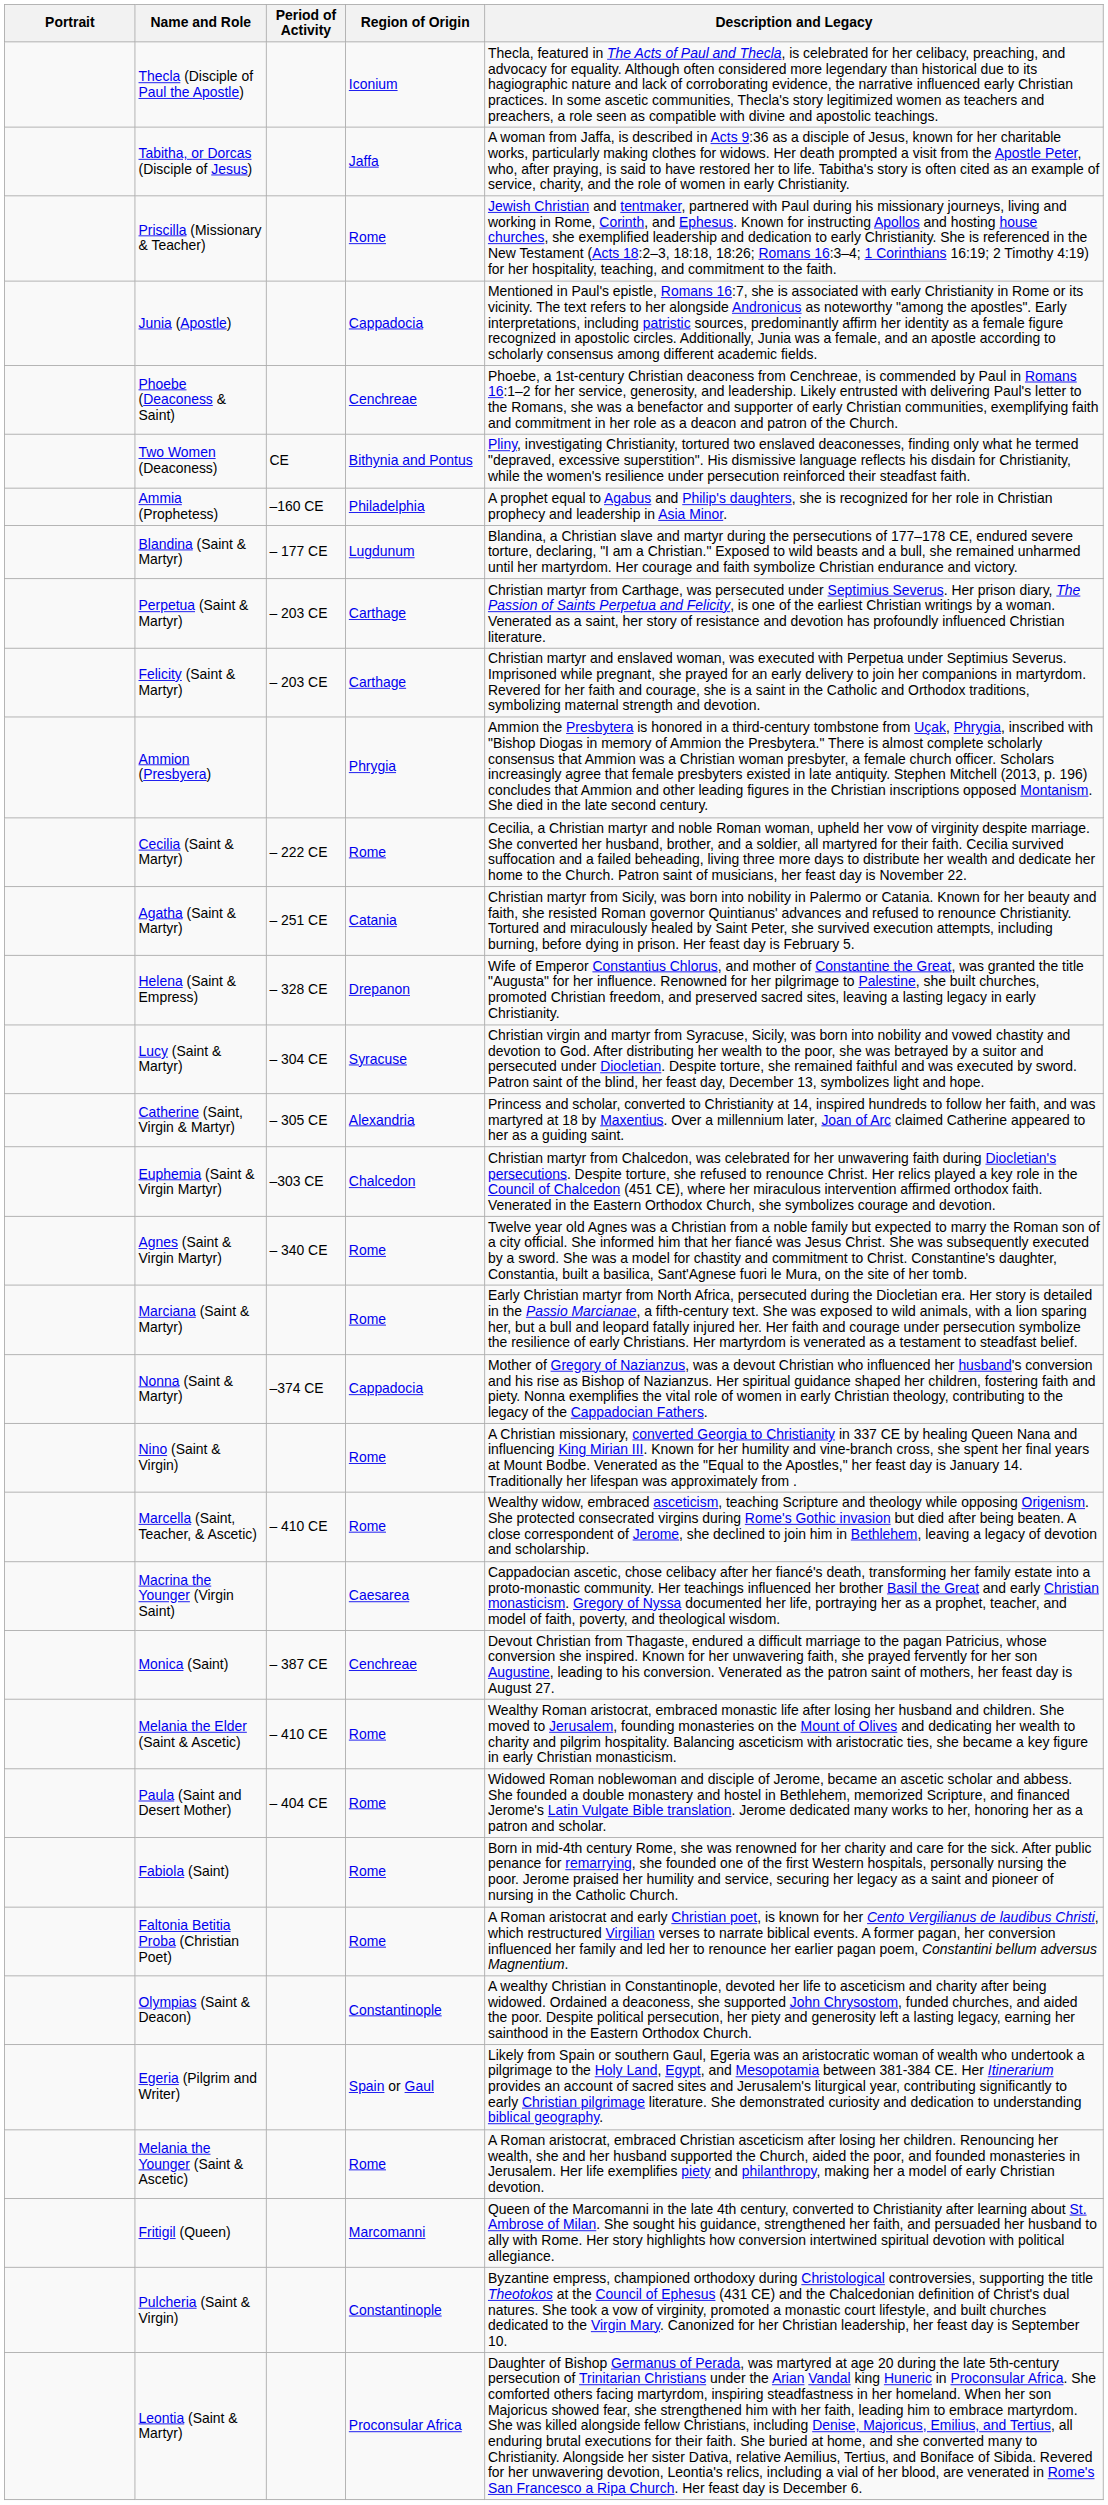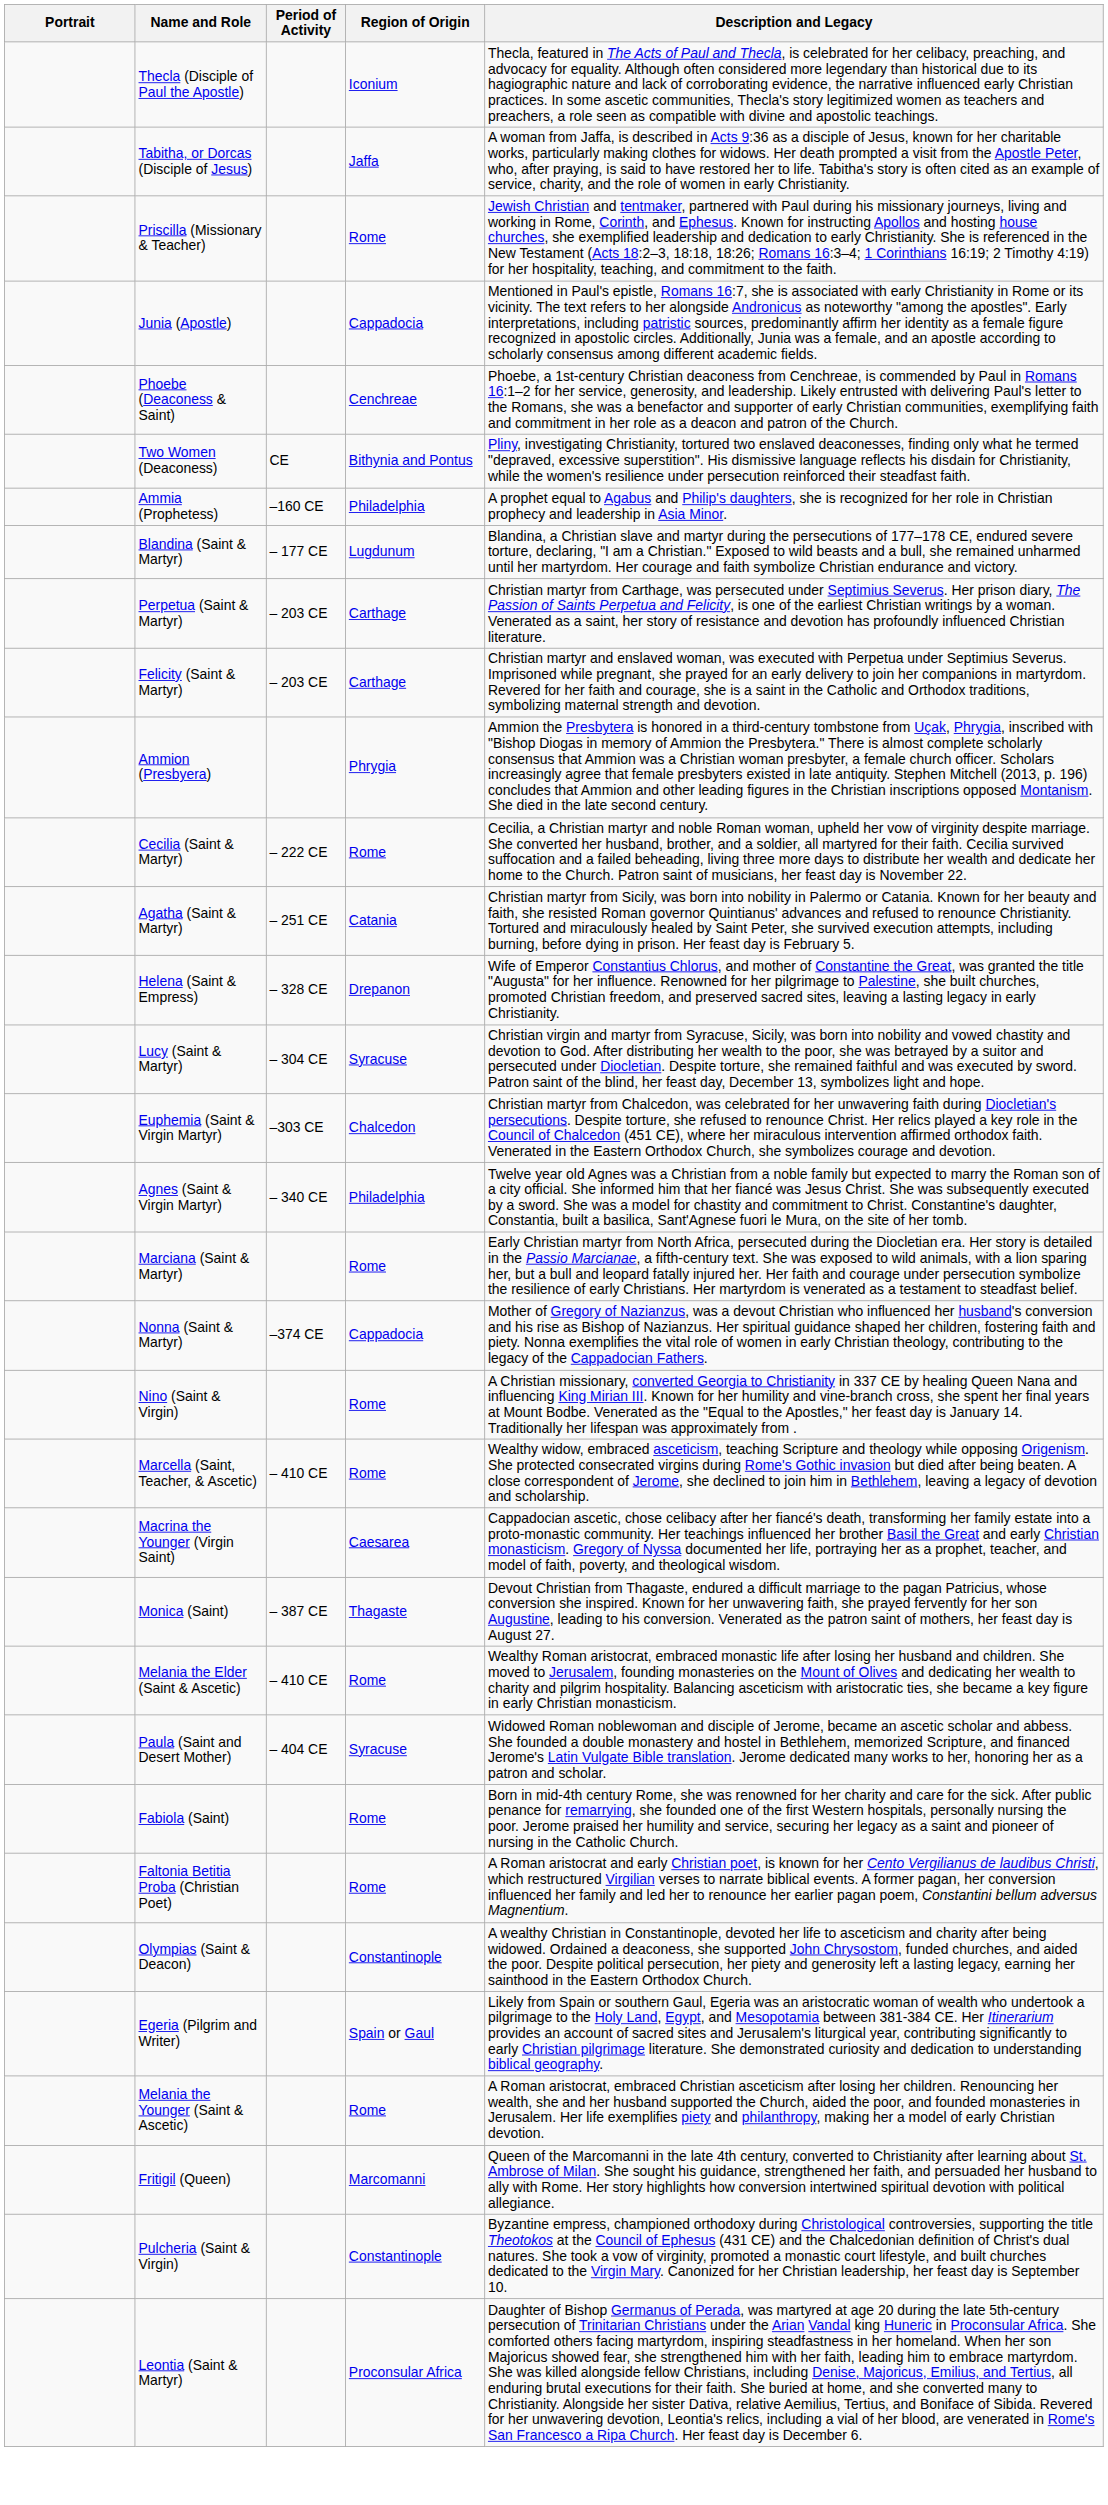- row: (191, 1120)
(367, 1250) Rome -> (387, 1197) Philadelphia
(383, 1665) Cenchreae -> (378, 1611) Thagaste
(367, 1803) Rome -> (378, 1749) Syracuse
